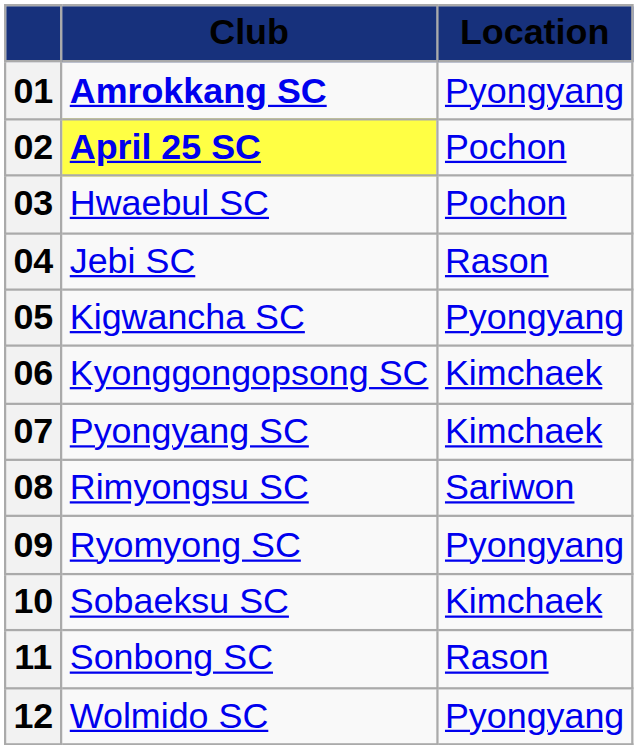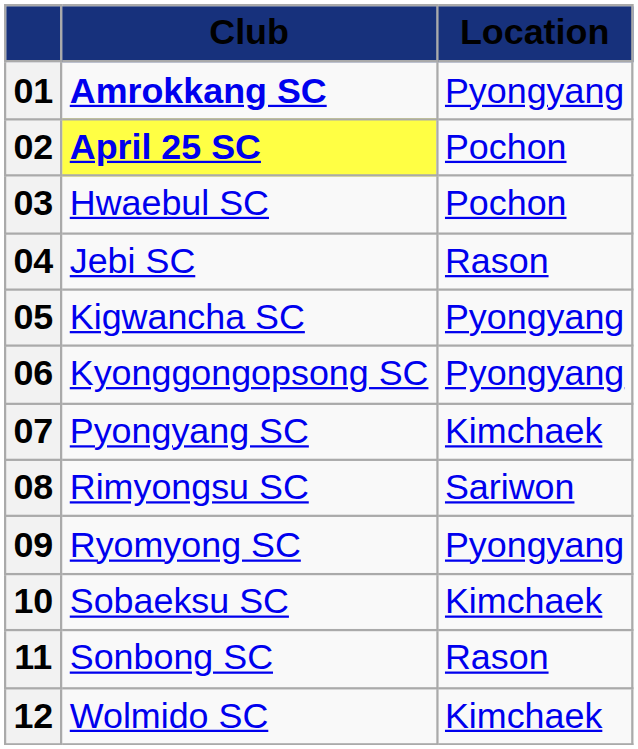(524, 373) Kimchaek -> (535, 373) Pyongyang
(535, 715) Pyongyang -> (524, 715) Kimchaek
